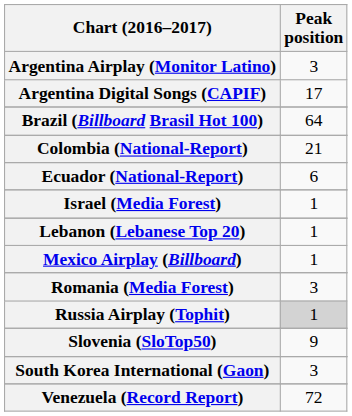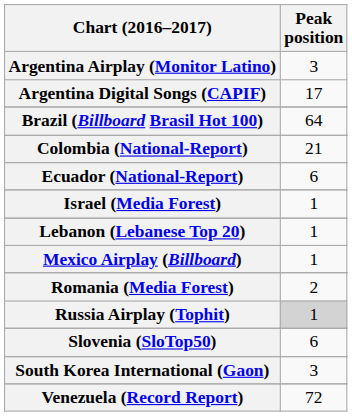(314, 286) 3 -> (314, 286) 2
(314, 342) 9 -> (314, 342) 6
